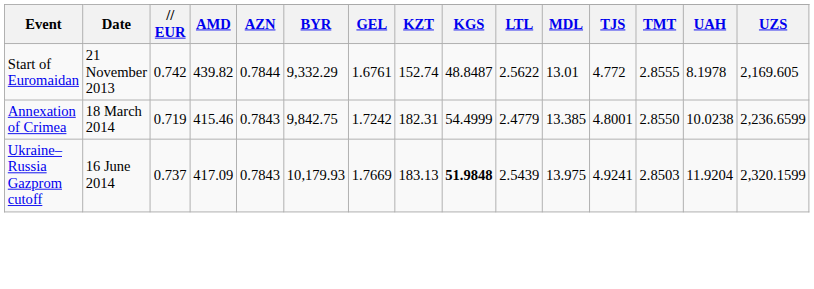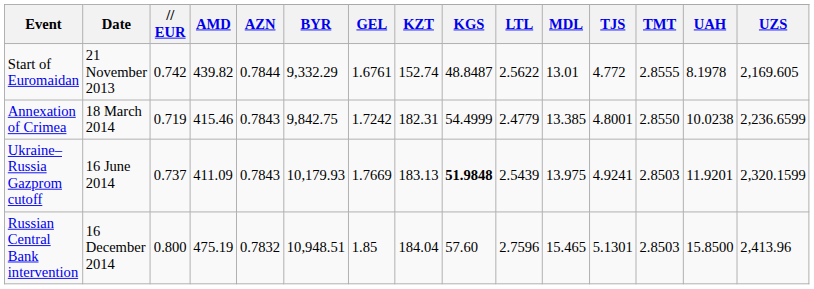(213, 175) 417.09 -> (213, 175) 411.09
(710, 175) 11.9204 -> (710, 175) 11.9201
+ row: (43, 247)
